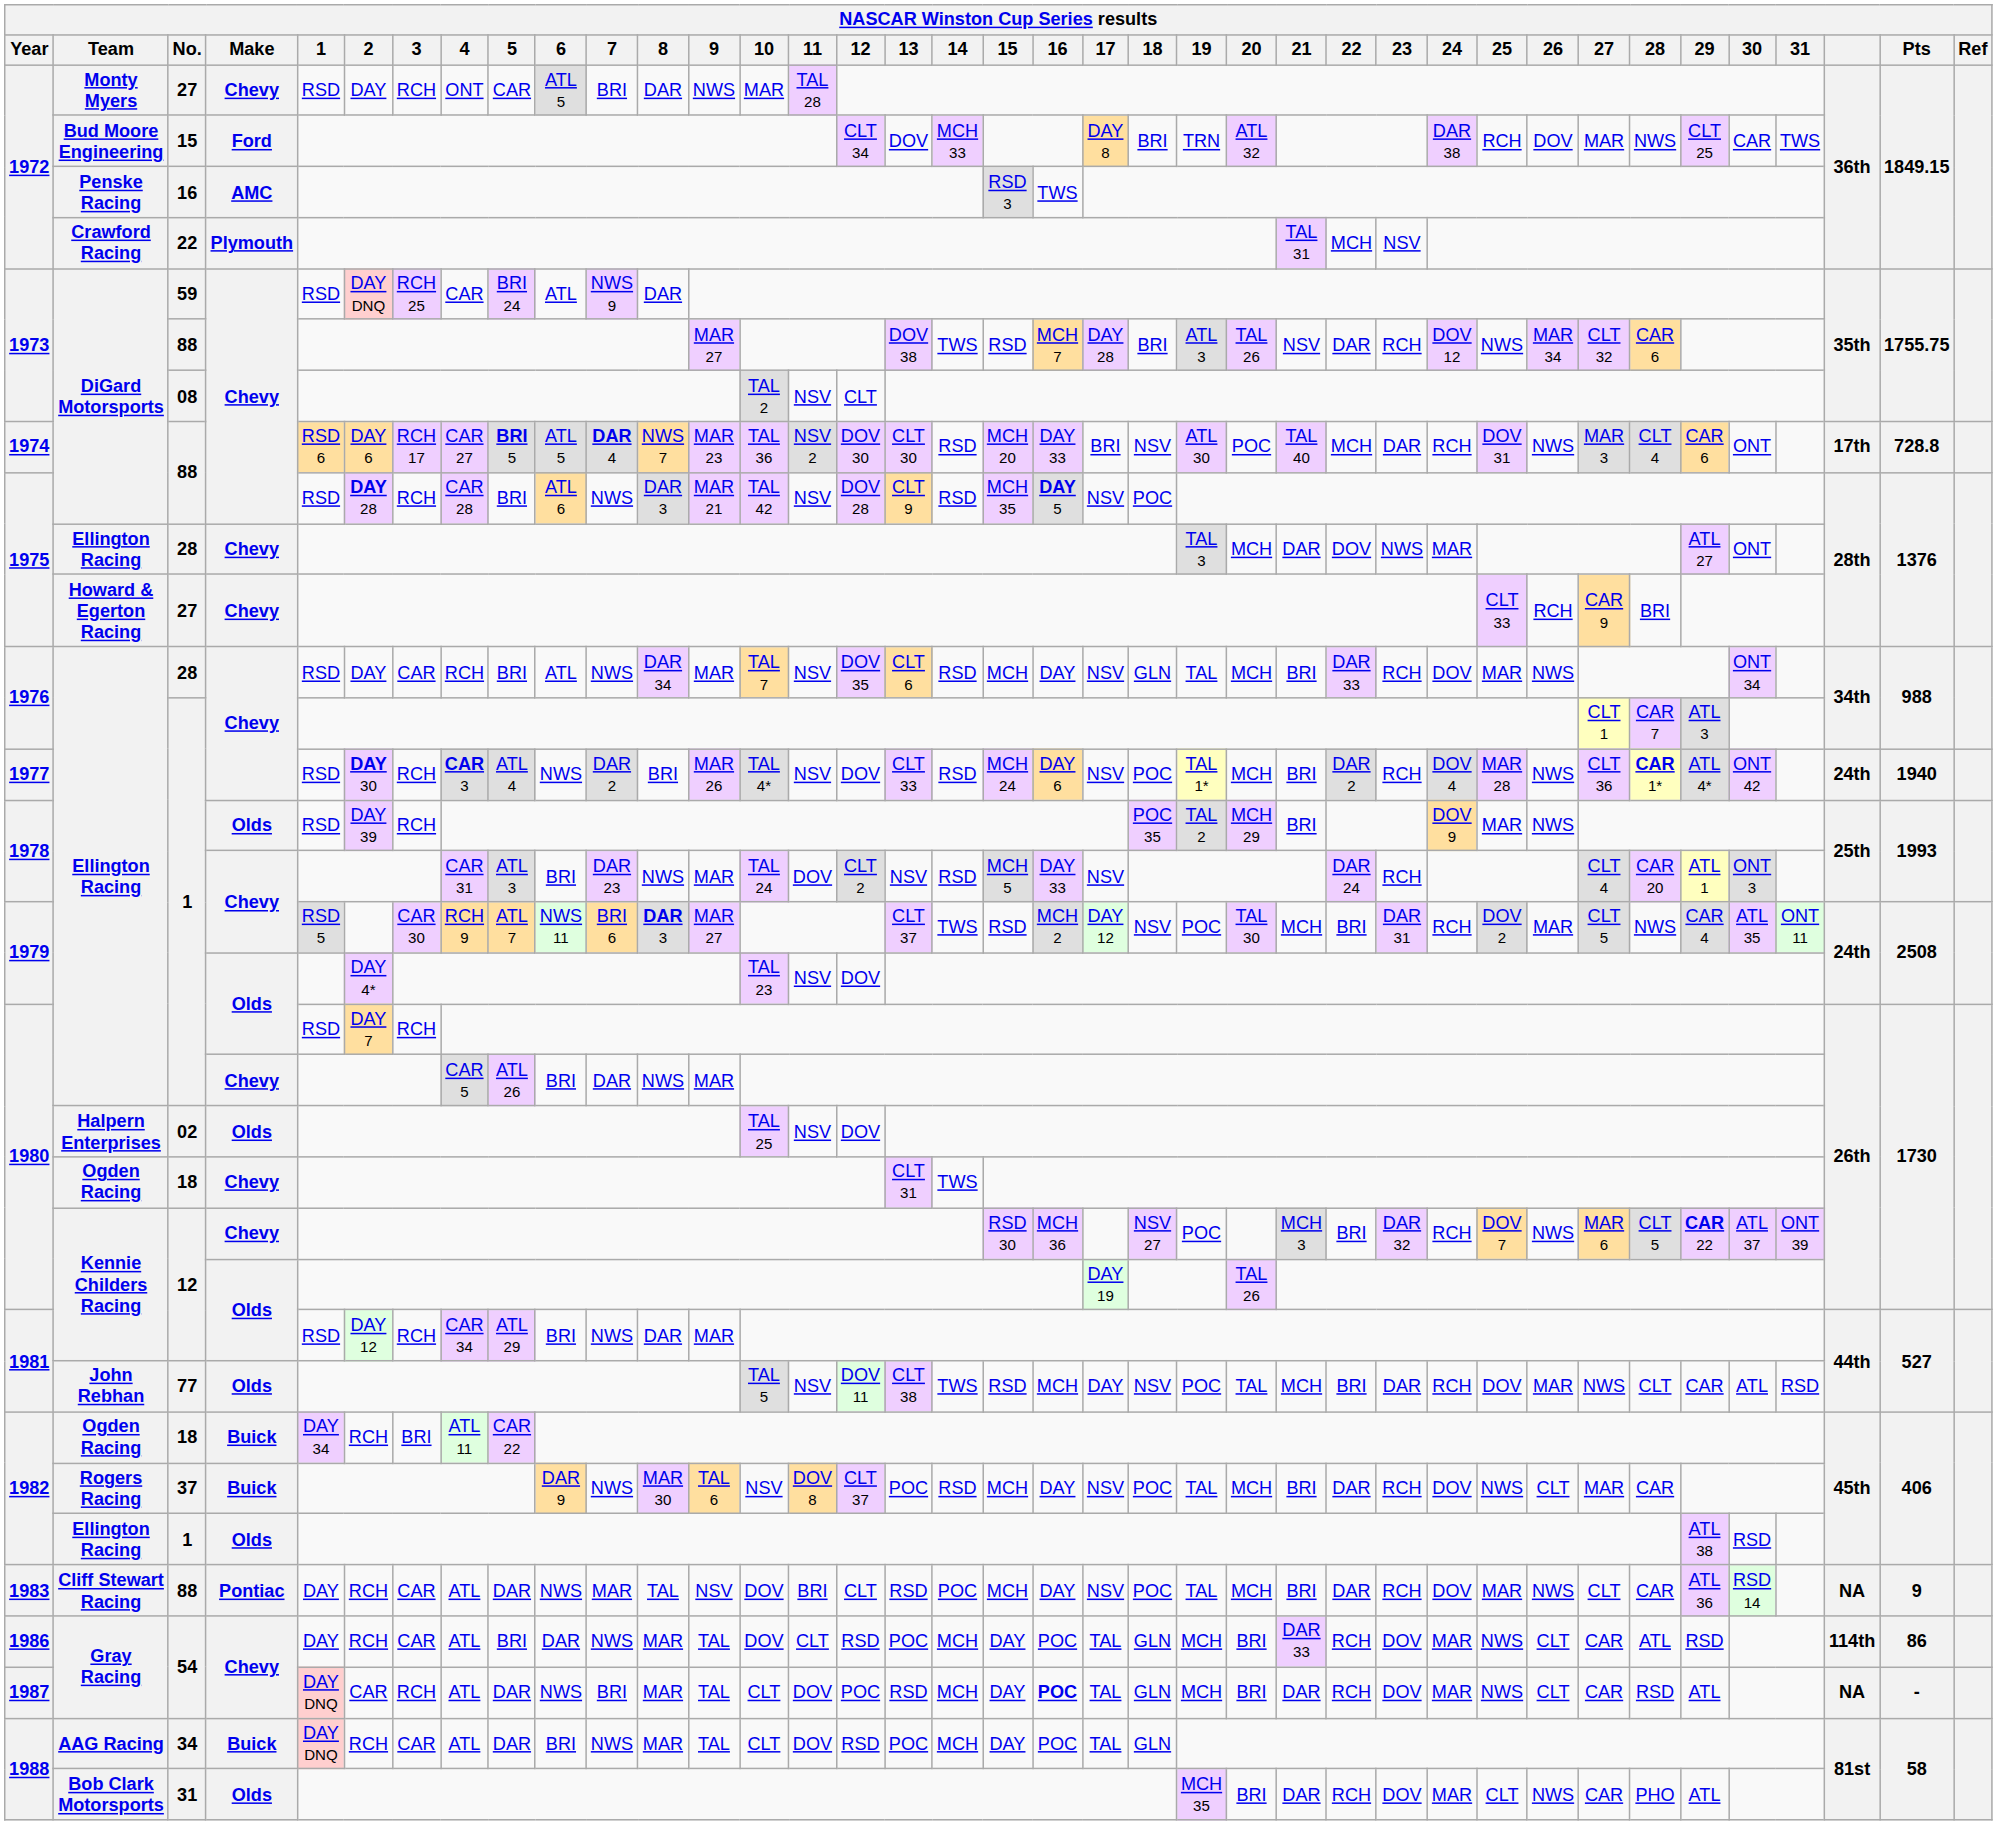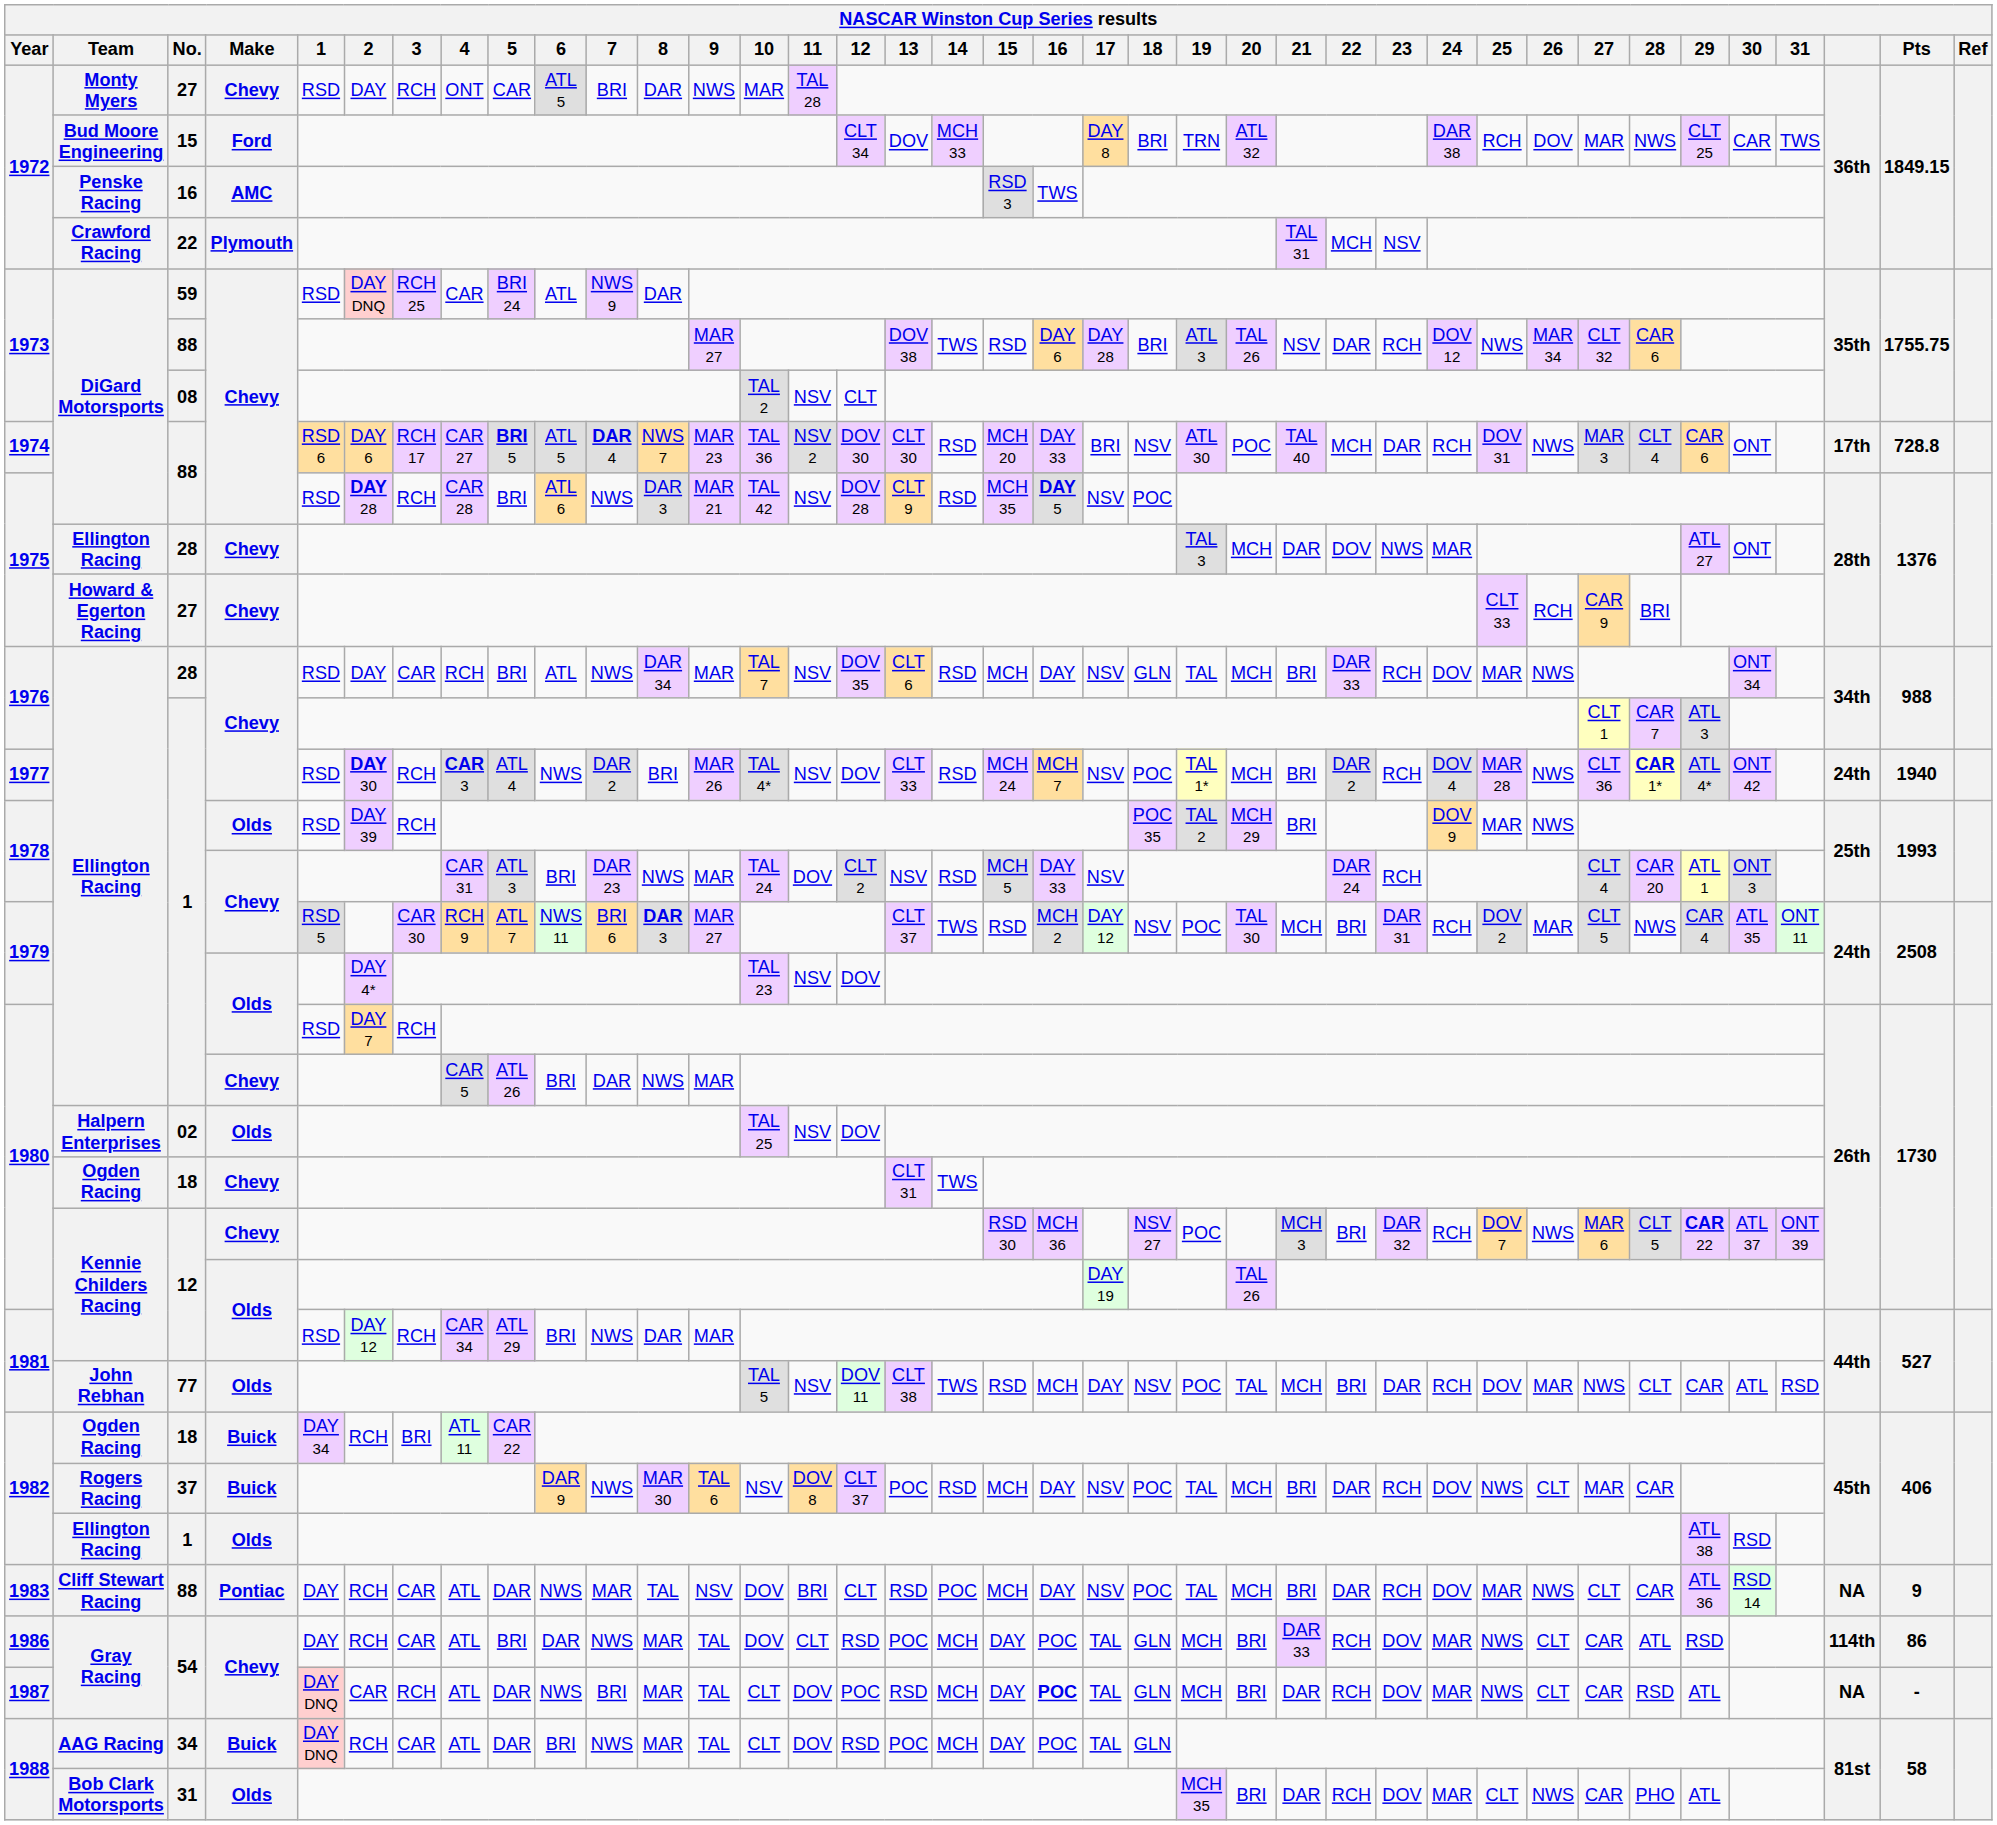(1057, 344) MCH 7 -> (1057, 344) DAY 6
(1057, 774) DAY 6 -> (1057, 774) MCH 7
